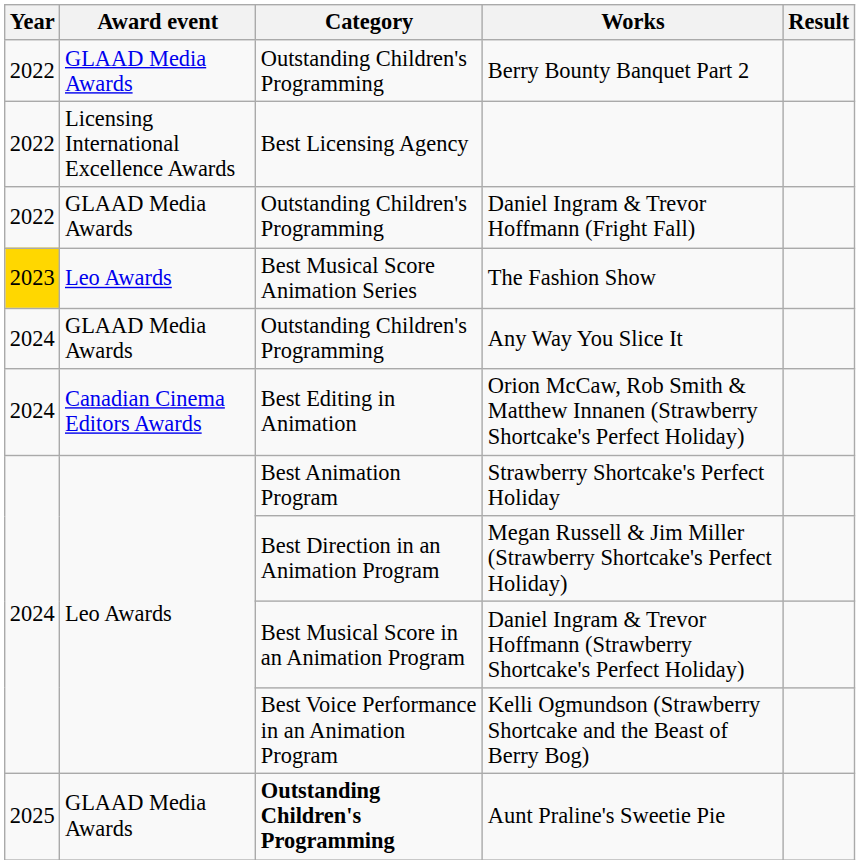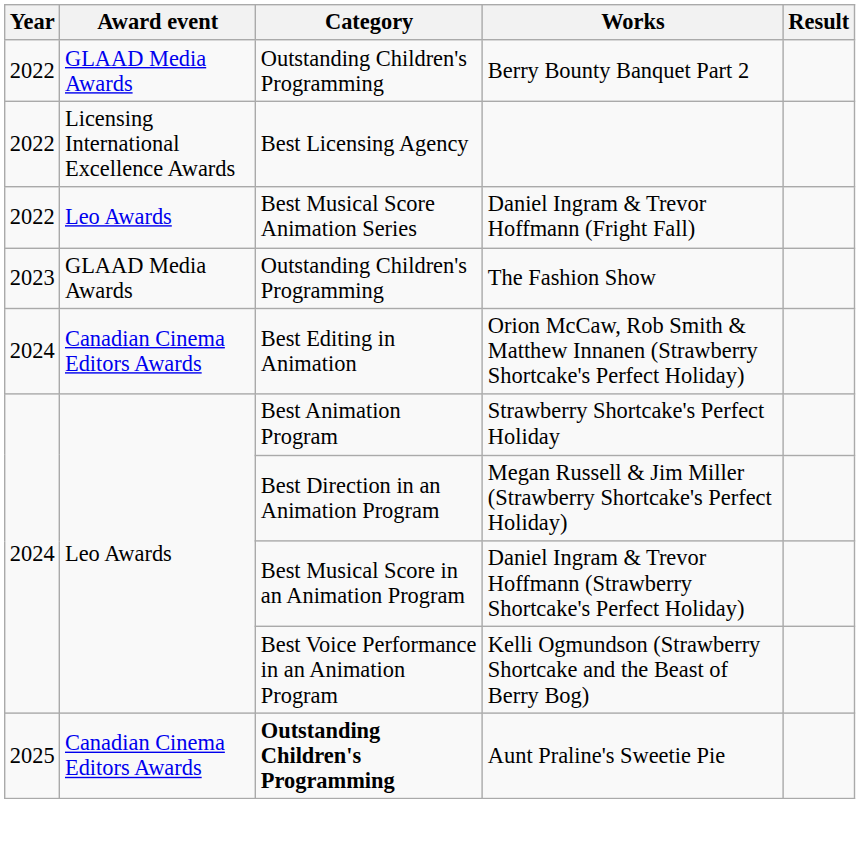(136, 217) GLAAD Media Awards -> (118, 217) Leo Awards
(364, 217) Outstanding Children's Programming -> (348, 217) Best Musical Score Animation Series
(32, 277) gold background -> (32, 277) no background
(118, 277) Leo Awards -> (136, 277) GLAAD Media Awards
(348, 277) Best Musical Score Animation Series -> (364, 277) Outstanding Children's Programming
- row: (585, 338)
(136, 816) GLAAD Media Awards -> (145, 755) Canadian Cinema Editors Awards
